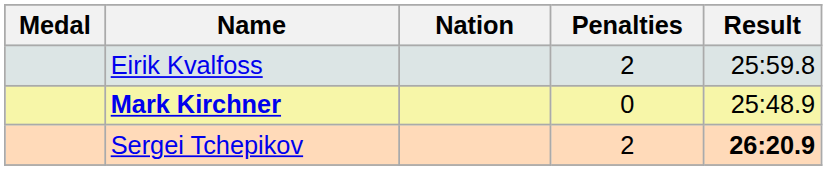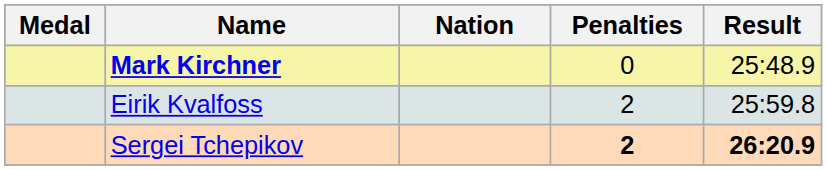rows swapped: (196, 105) <-> (187, 65)
(627, 145) normal -> (627, 145) bold
